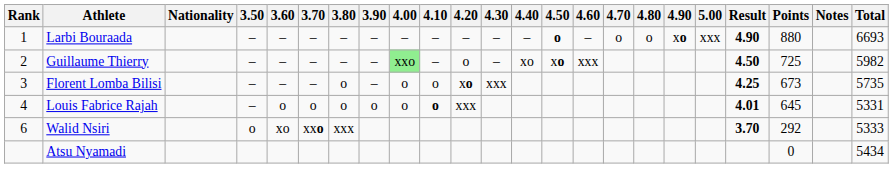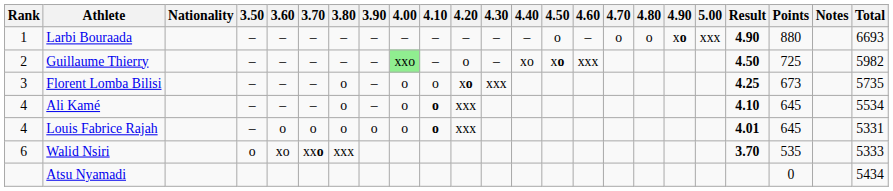(557, 38) bold -> (557, 38) normal
+ row: (73, 106)
(791, 128) 292 -> (791, 151) 535
